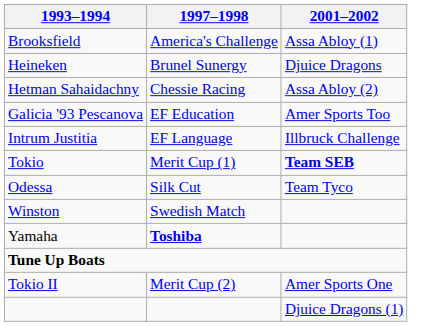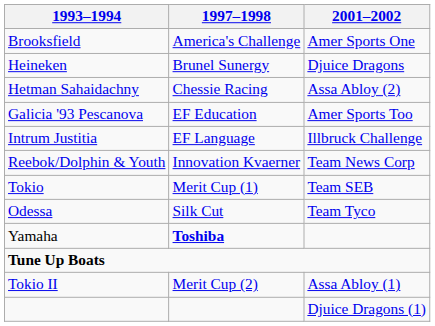(331, 41) Assa Abloy (1) -> (361, 41) Amer Sports One
+ row: (87, 162)
(319, 162) bold -> (340, 187) normal
- row: (34, 211)
(339, 284) Amer Sports One -> (354, 284) Assa Abloy (1)
